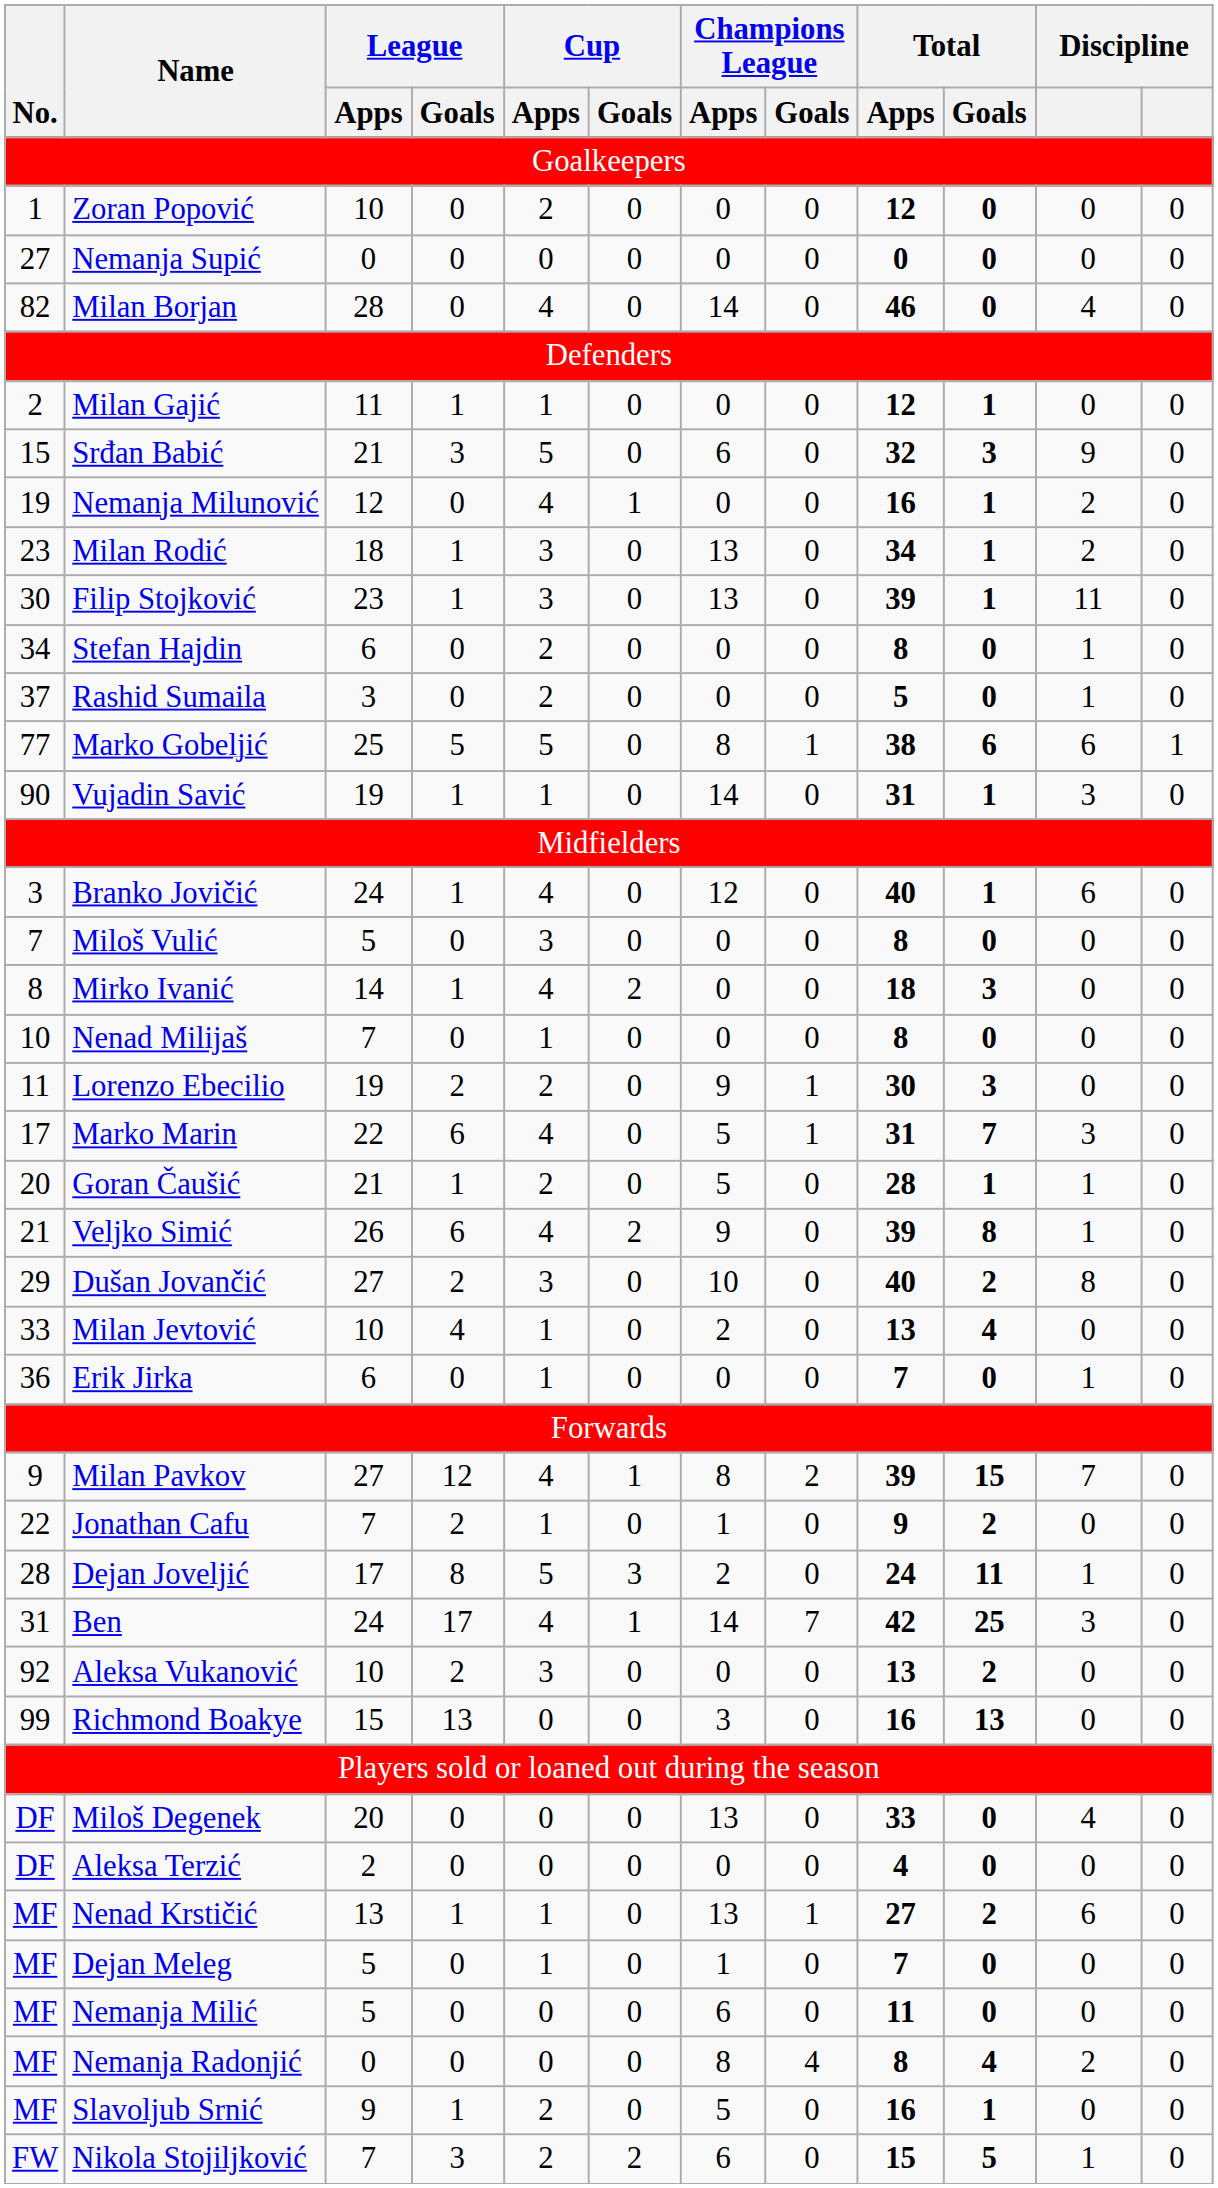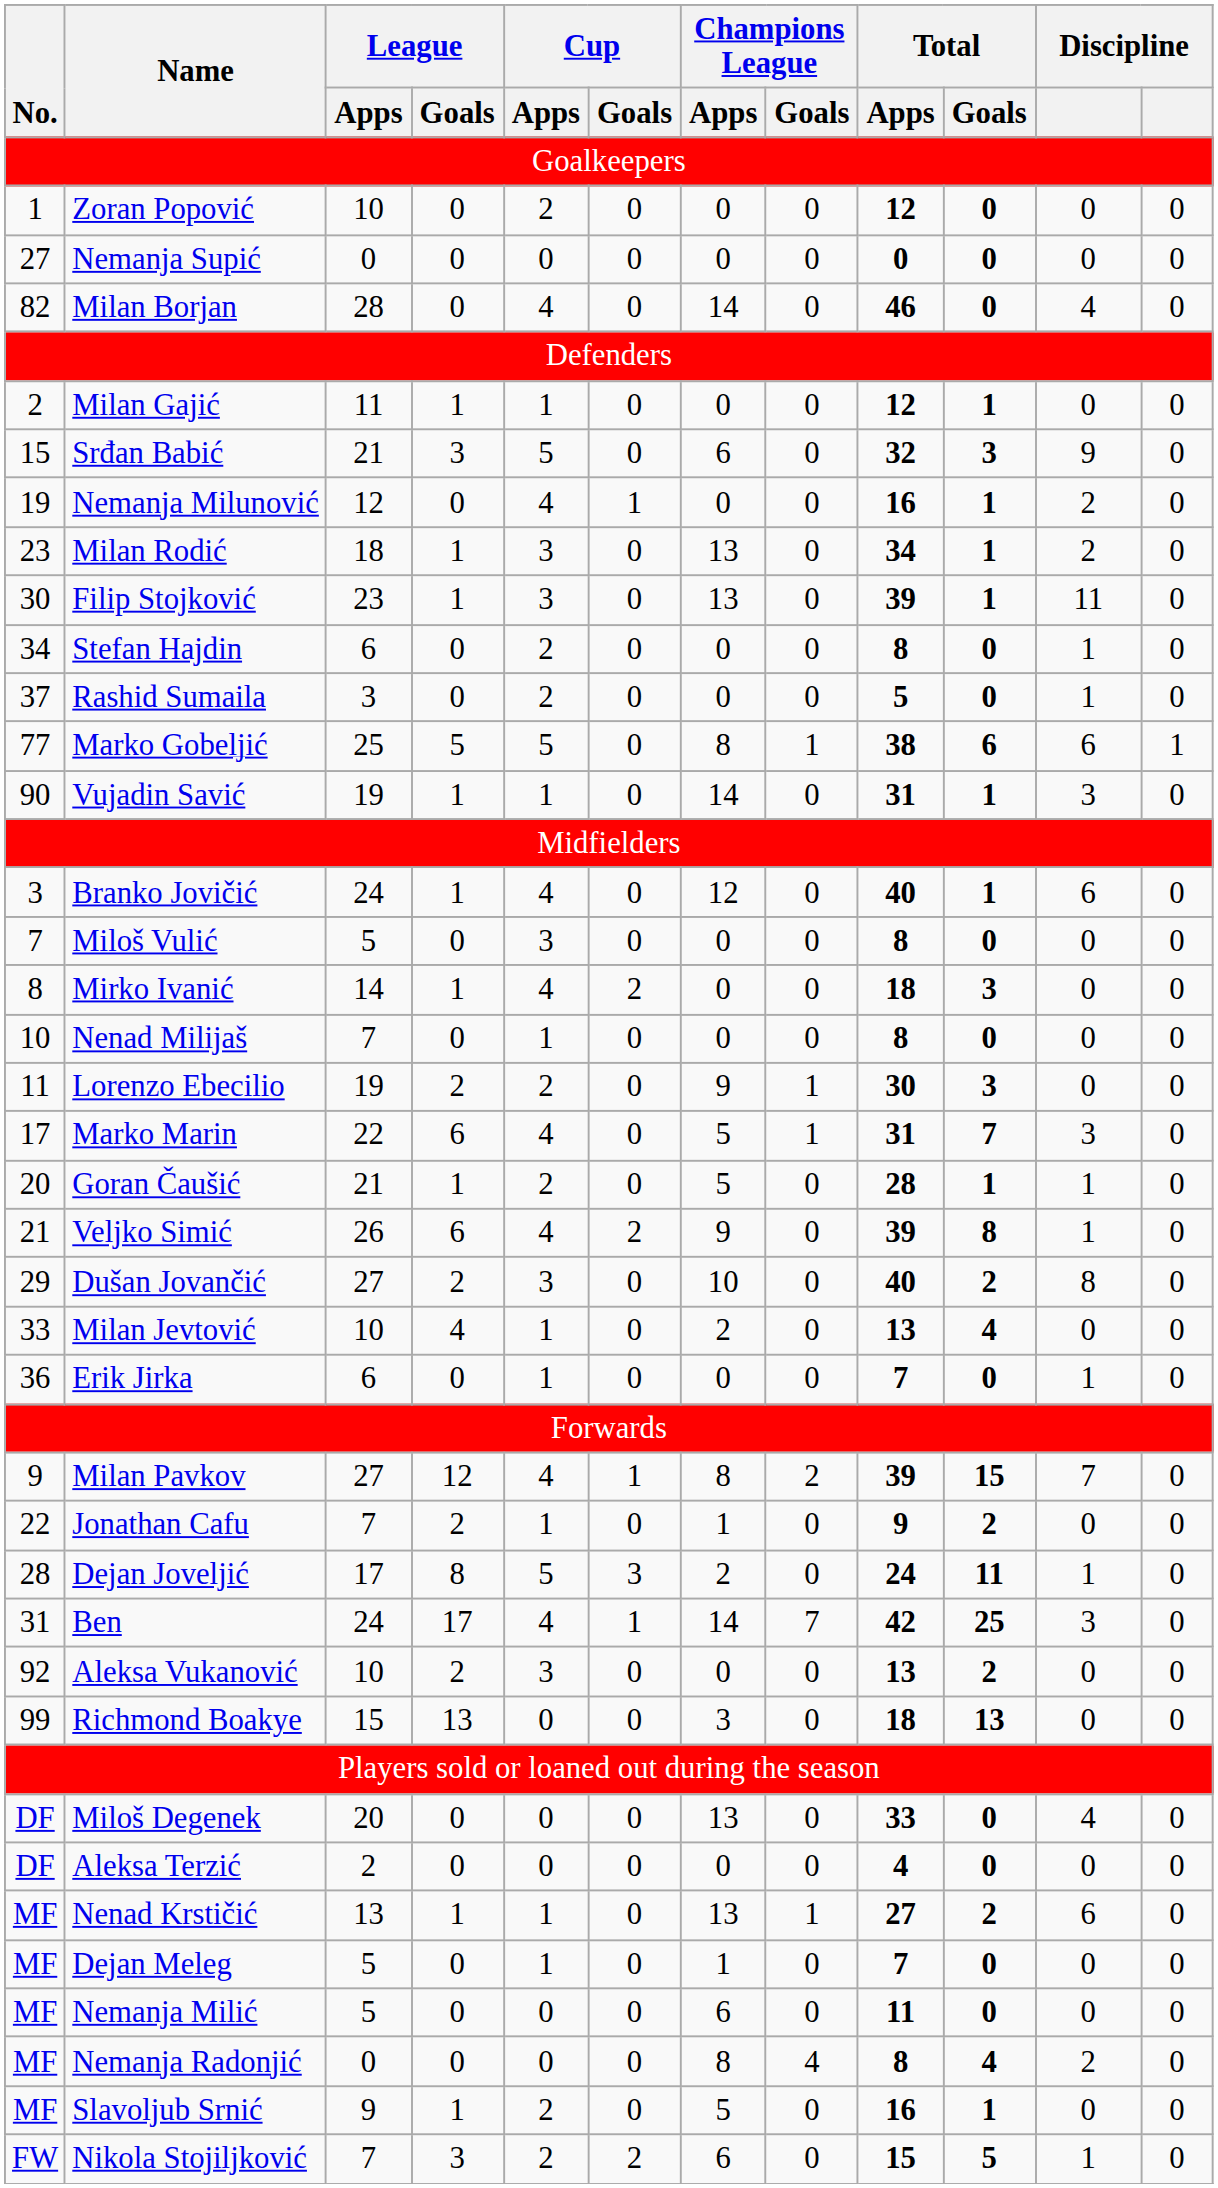(901, 1719) 16 -> (901, 1719) 18
